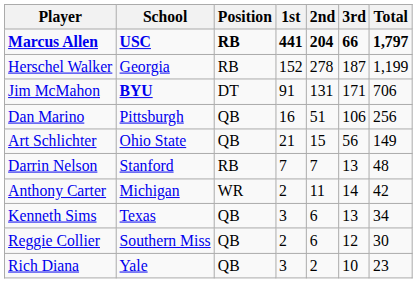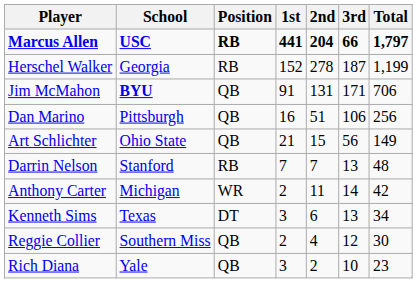(228, 91) DT -> (229, 91) QB
(229, 215) QB -> (228, 215) DT
(314, 240) 6 -> (314, 240) 4
